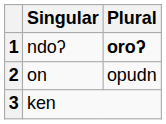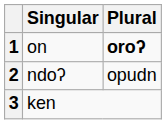(46, 47) ndoʔ -> (37, 47) on
(37, 75) on -> (46, 75) ndoʔ
